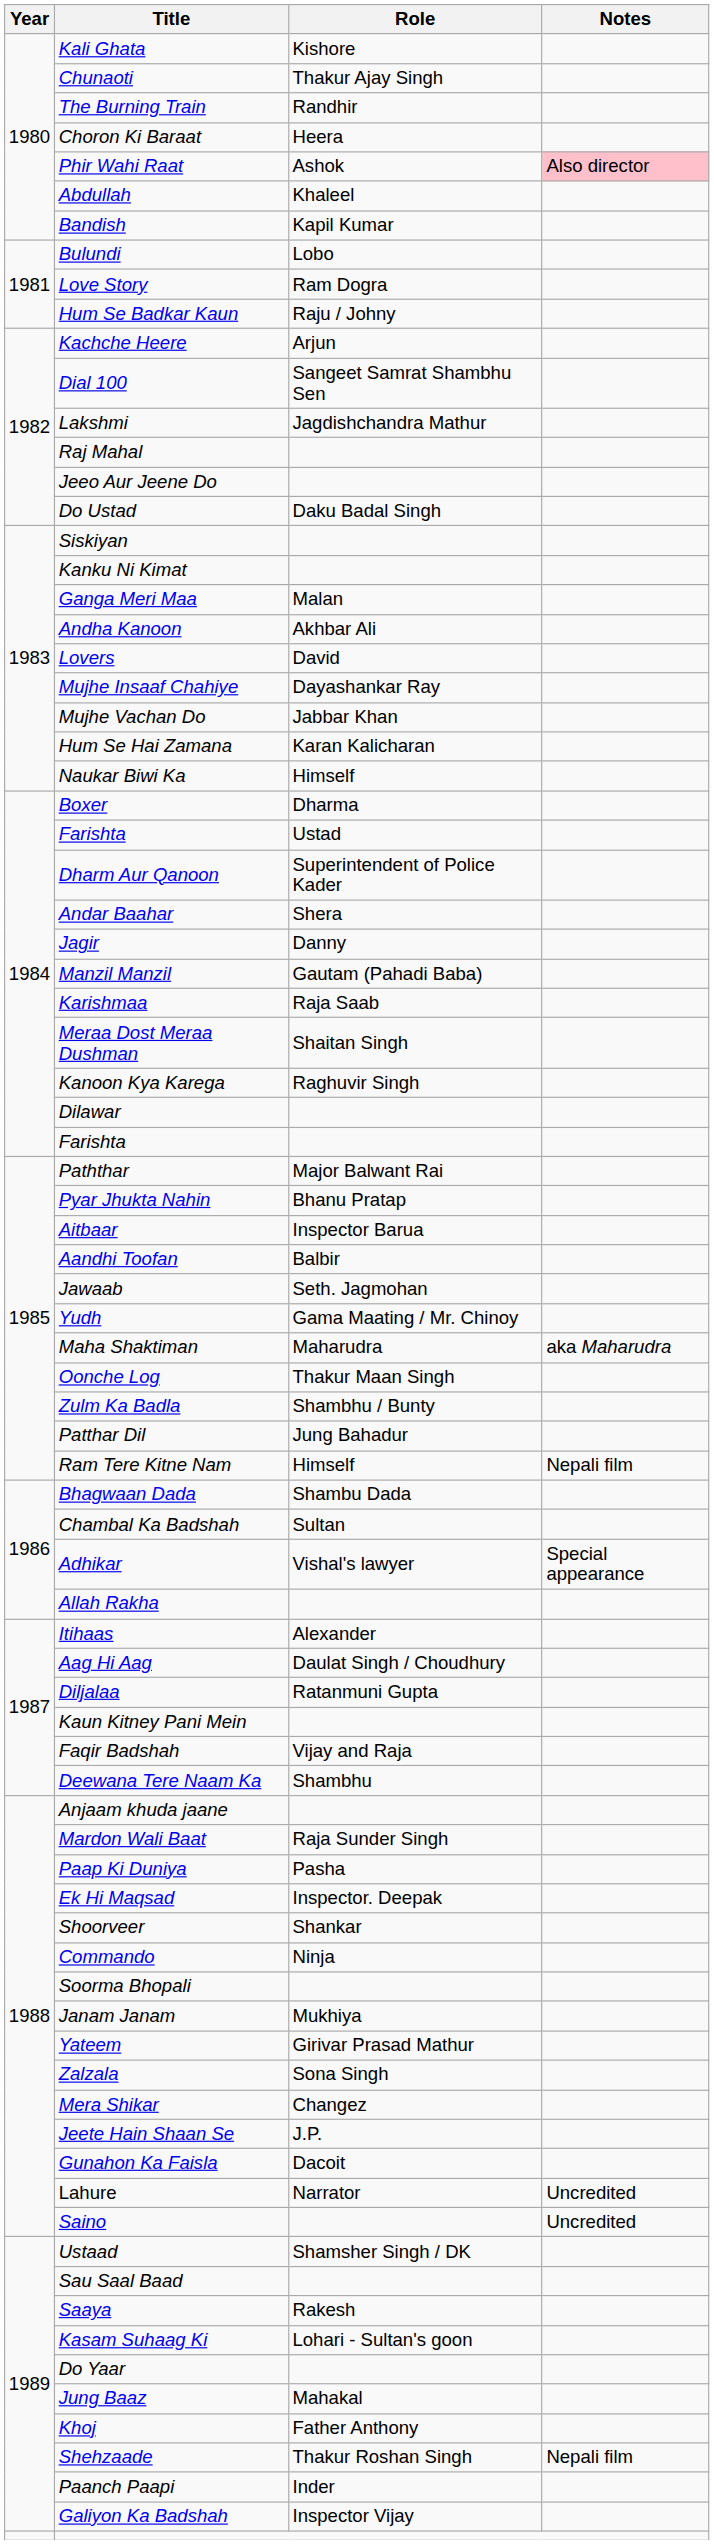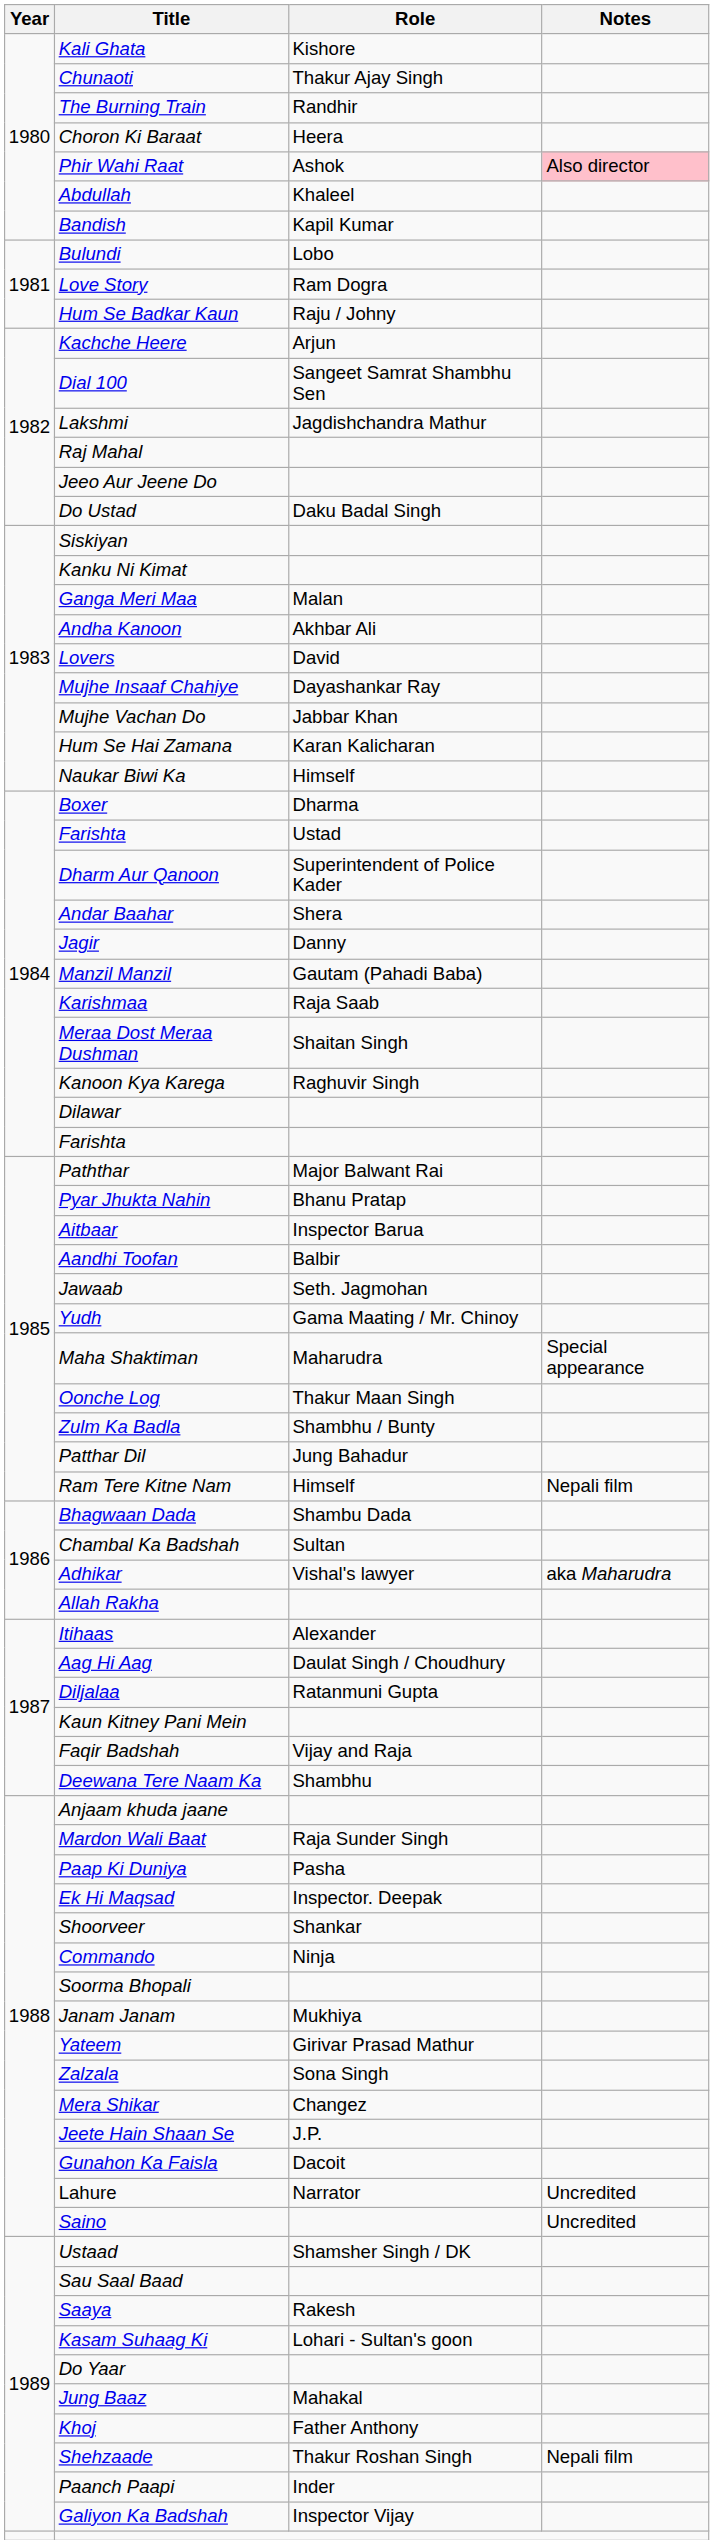(609, 1347) aka Maharudra -> (595, 1358) Special appearance
(595, 1564) Special appearance -> (609, 1574) aka Maharudra
